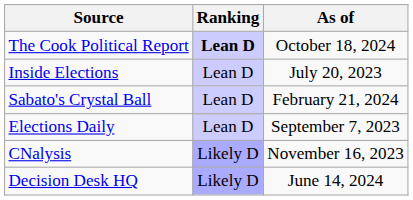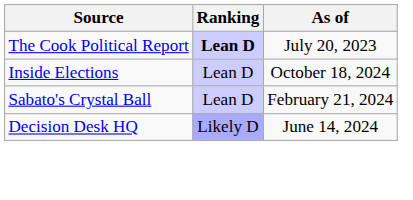(336, 45) October 18, 2024 -> (330, 45) July 20, 2023
(336, 72) July 20, 2023 -> (330, 72) October 18, 2024
- row: (61, 126)
- row: (40, 153)
